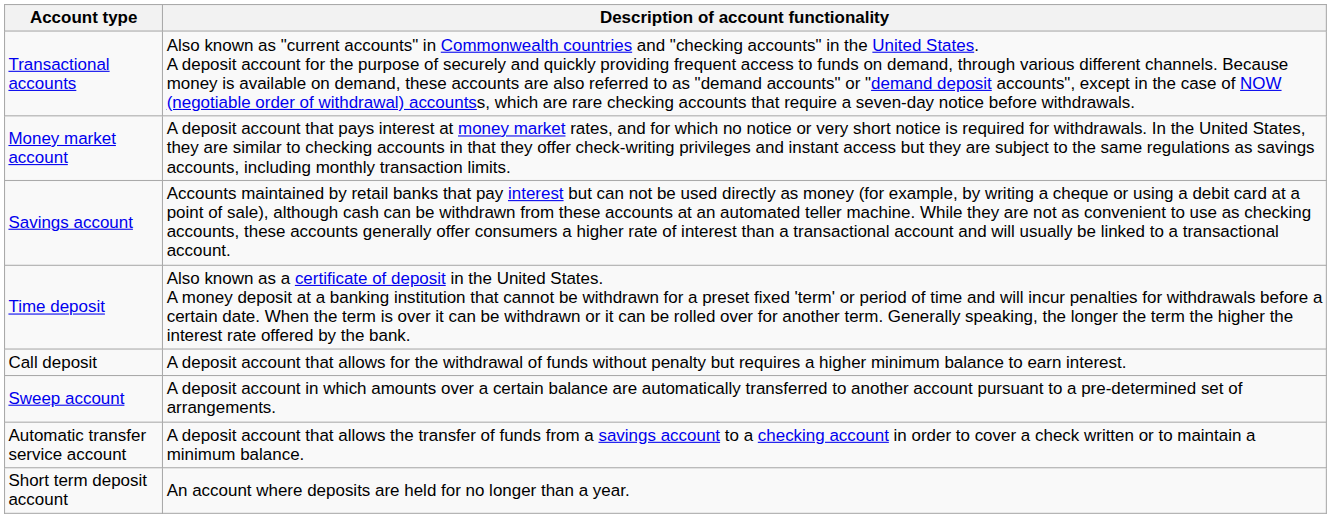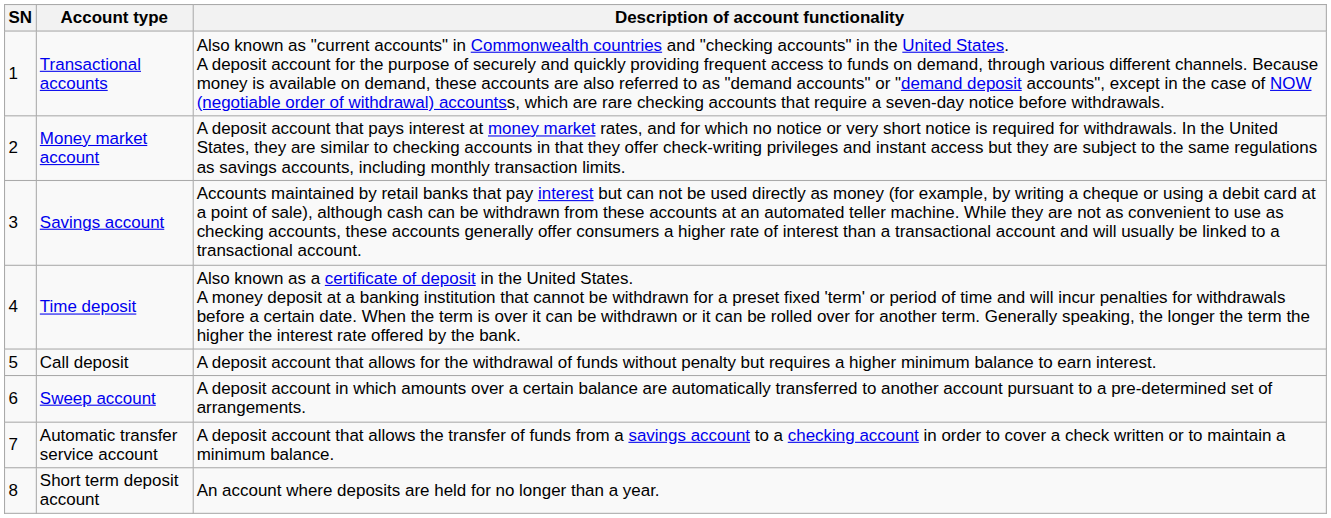+ column: (20, 17)
